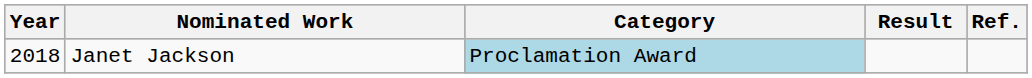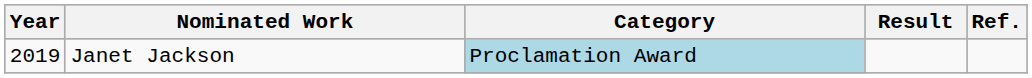(35, 56) 2018 -> (35, 56) 2019
